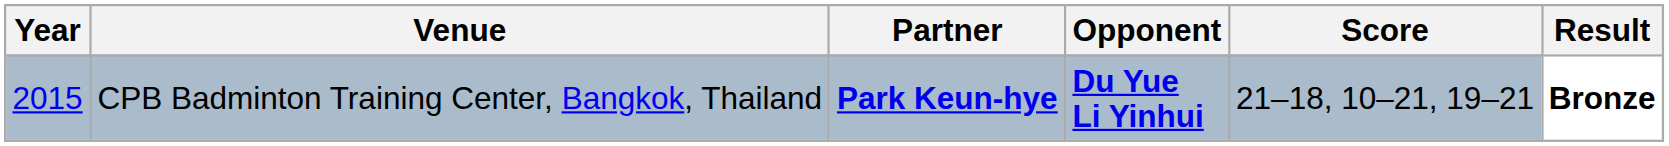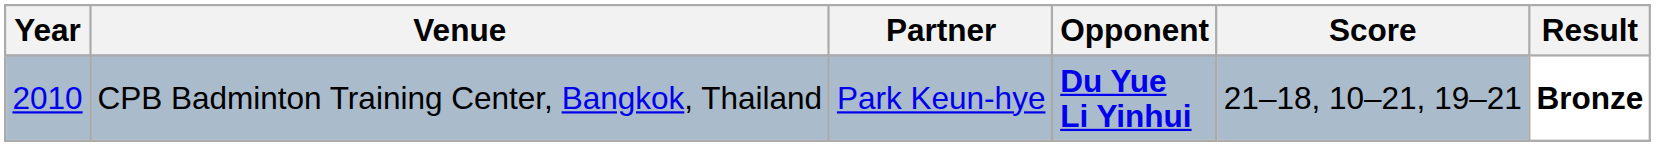(48, 98) 2015 -> (48, 98) 2010
(947, 98) bold -> (941, 98) normal
